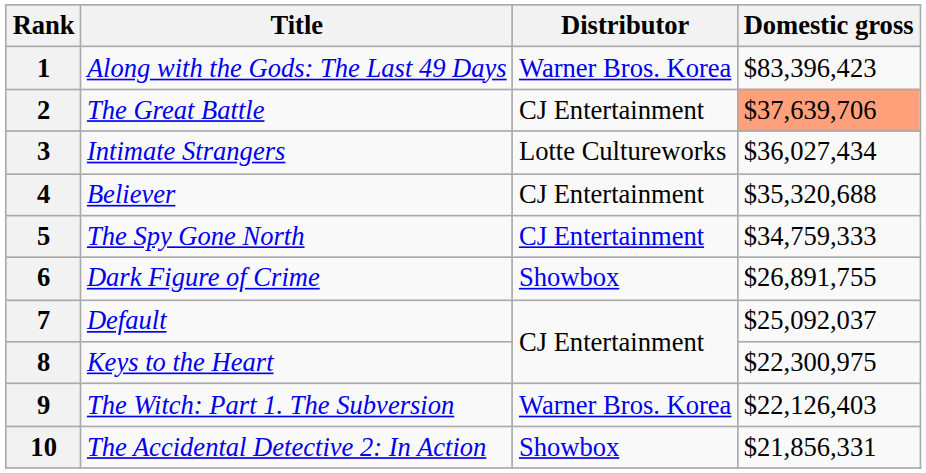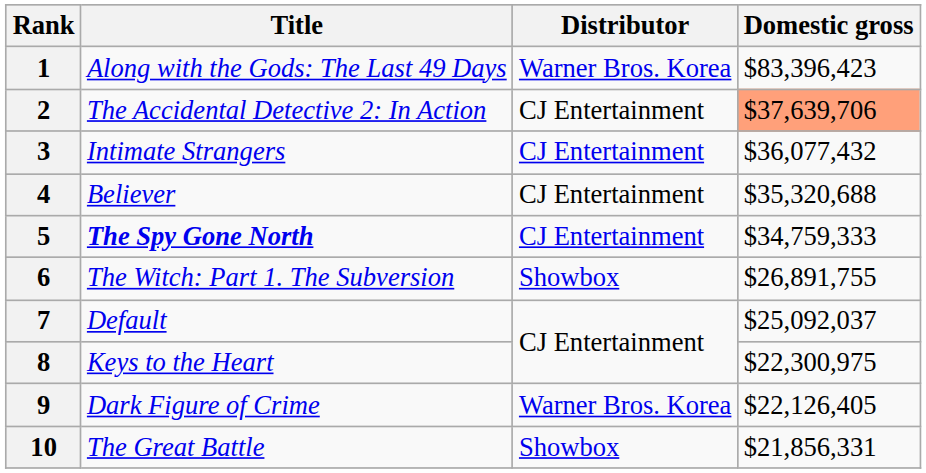(176, 109) The Great Battle -> (287, 109) The Accidental Detective 2: In Action
(623, 151) Lotte Cultureworks -> (612, 151) CJ Entertainment
(810, 151) $36,027,434 -> (810, 151) $36,077,432
(196, 236) normal -> (200, 236) bold
(203, 278) Dark Figure of Crime -> (271, 278) The Witch: Part 1. The Subversion
(271, 404) The Witch: Part 1. The Subversion -> (203, 404) Dark Figure of Crime
(810, 404) $22,126,403 -> (810, 404) $22,126,405
(287, 446) The Accidental Detective 2: In Action -> (176, 446) The Great Battle
